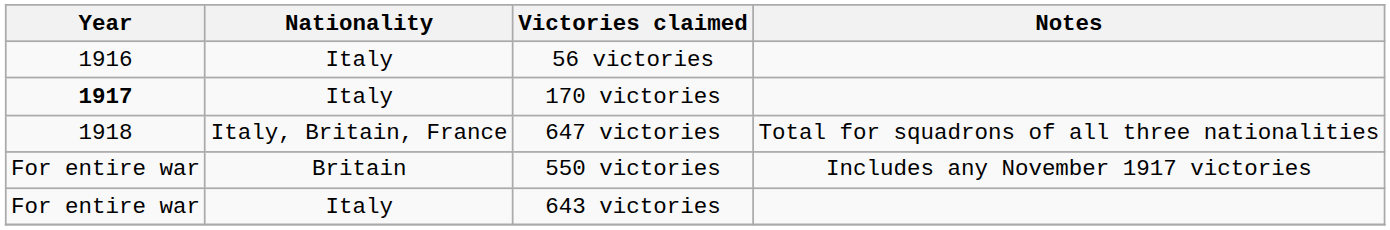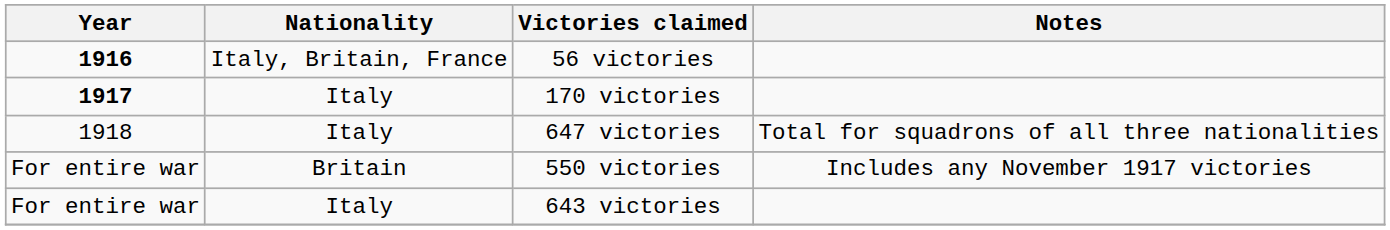(106, 60) normal -> (106, 60) bold
(359, 60) Italy -> (359, 60) Italy, Britain, France
(359, 133) Italy, Britain, France -> (359, 133) Italy
